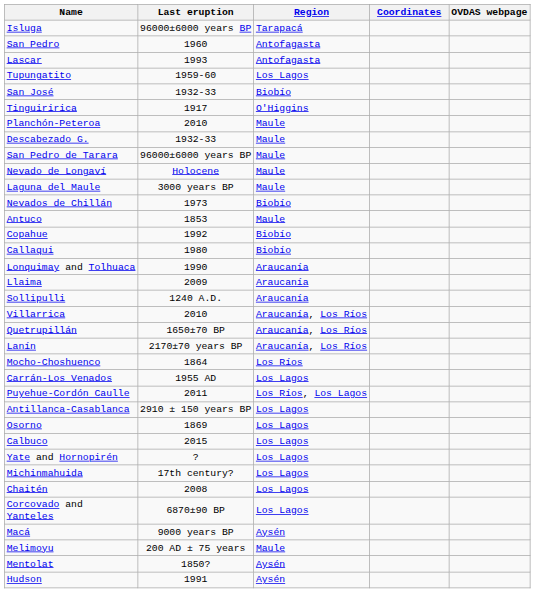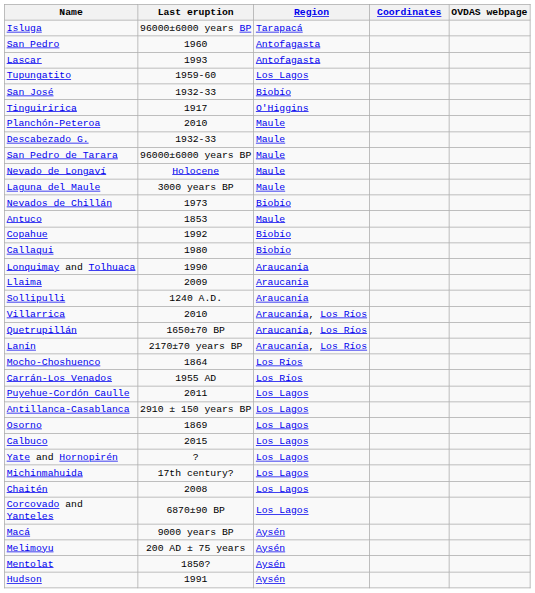(282, 378) Los Lagos -> (279, 378) Los Ríos
(311, 394) Los Ríos, Los Lagos -> (282, 394) Los Lagos
(271, 548) Maule -> (271, 548) Aysén
